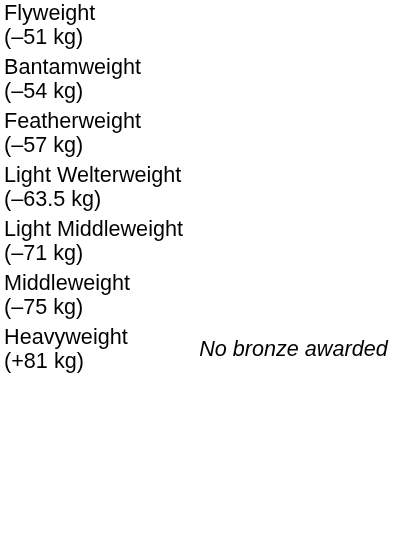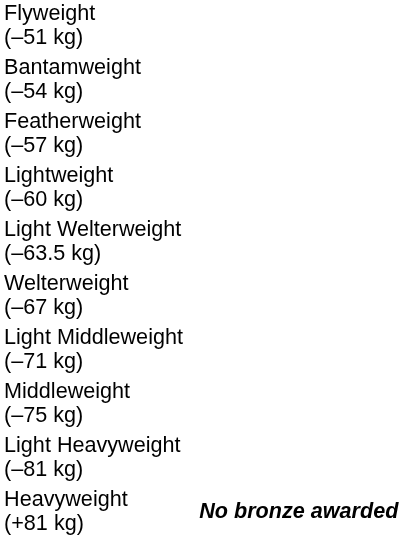+ row: (59, 187)
+ row: (66, 295)
+ row: (92, 457)
(293, 349) normal -> (299, 511) bold
